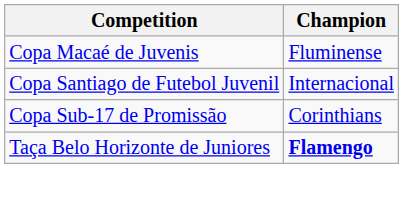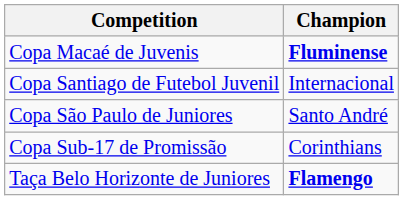(335, 52) normal -> (338, 52) bold
+ row: (121, 115)
